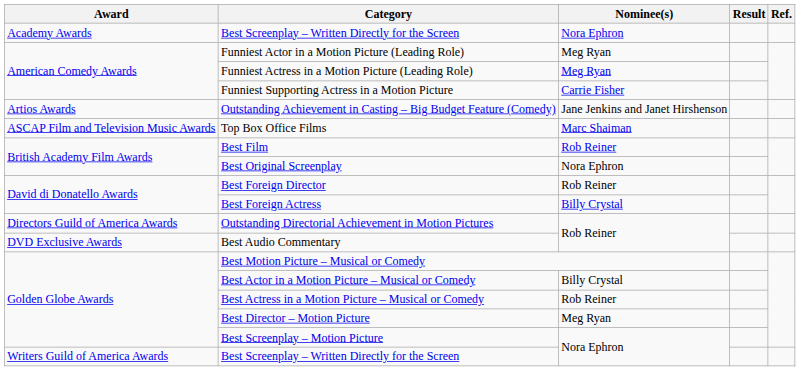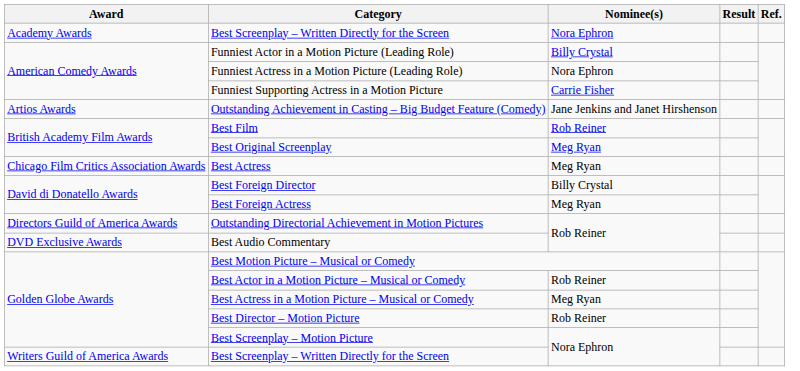(586, 52) Meg Ryan -> (582, 52) Billy Crystal
(586, 71) Meg Ryan -> (582, 71) Nora Ephron
- row: (111, 128)
(592, 166) Nora Ephron -> (576, 147) Meg Ryan
+ row: (106, 166)
(589, 185) Rob Reiner -> (582, 185) Billy Crystal
(592, 204) Billy Crystal -> (576, 204) Meg Ryan
(592, 280) Billy Crystal -> (579, 280) Rob Reiner
(589, 299) Rob Reiner -> (576, 299) Meg Ryan
(586, 318) Meg Ryan -> (579, 318) Rob Reiner
